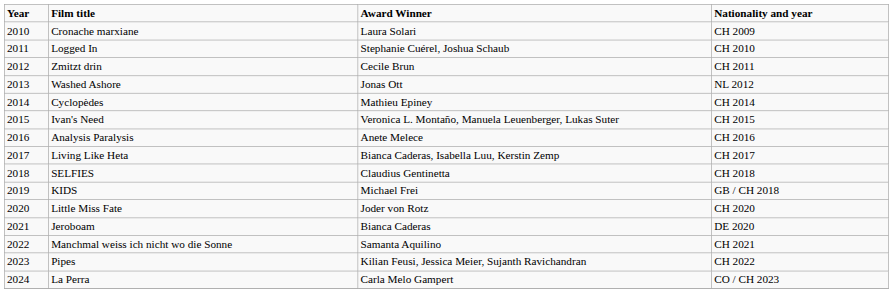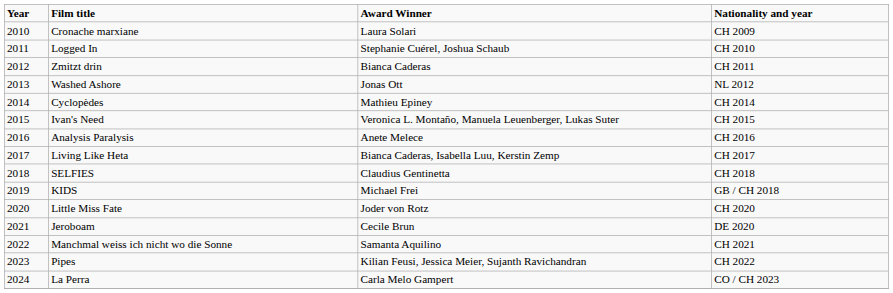(387, 66) Cecile Brun -> (396, 66) Bianca Caderas
(396, 226) Bianca Caderas -> (387, 226) Cecile Brun
